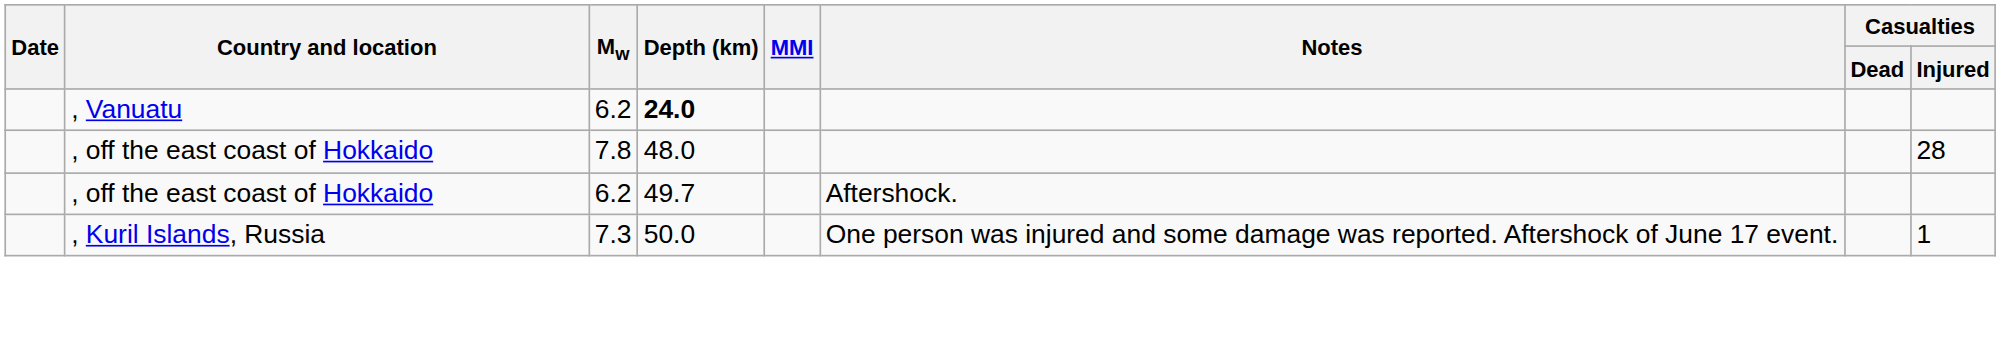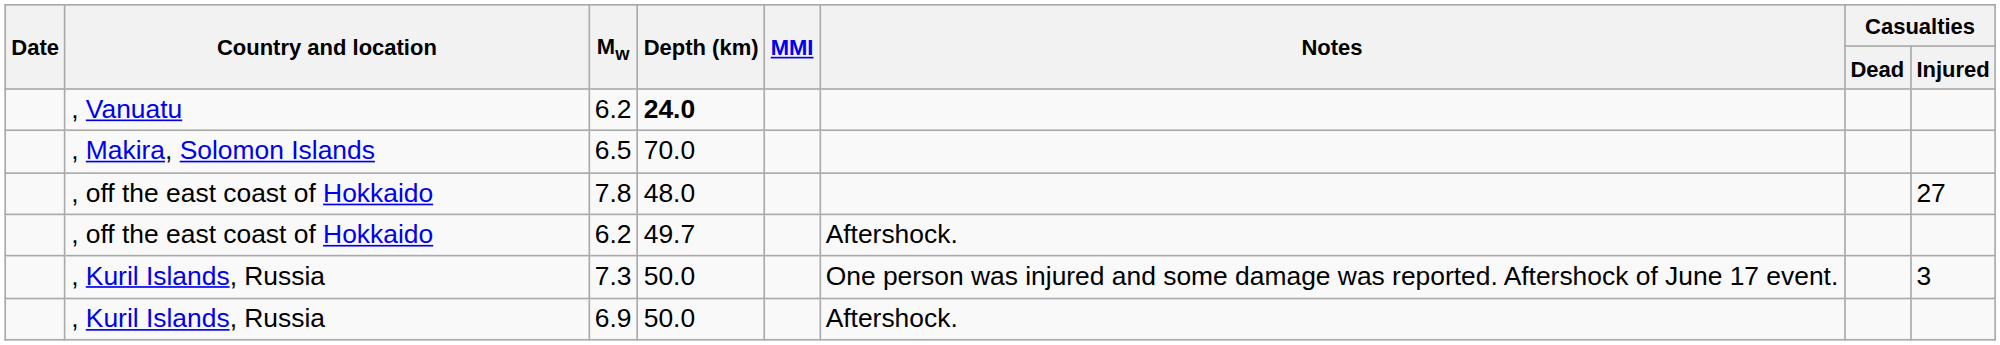+ row: (223, 151)
(1931, 151) 28 -> (1931, 192) 27
(1924, 234) 1 -> (1924, 276) 3
+ row: (198, 318)
